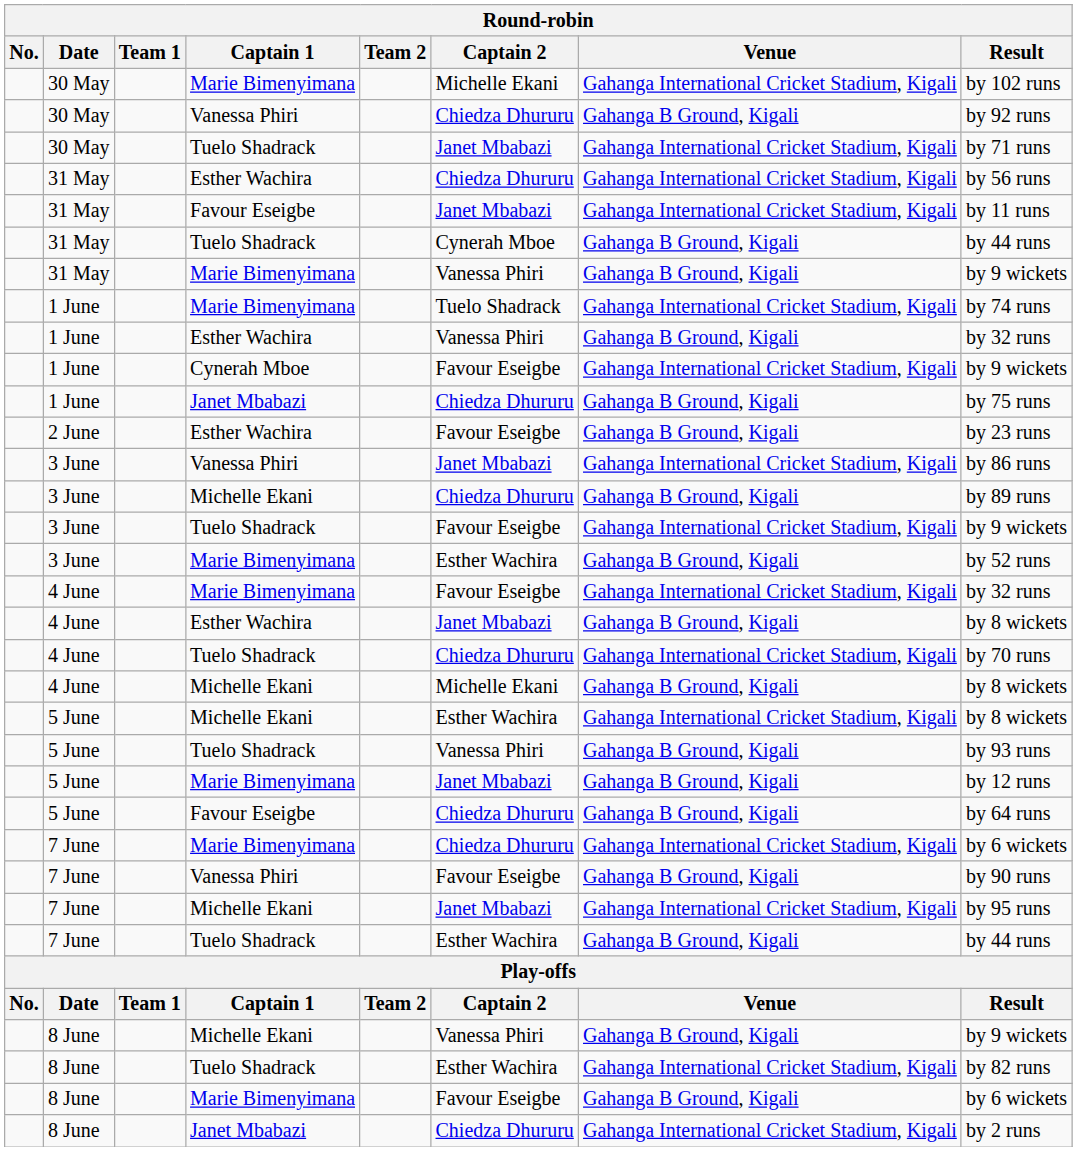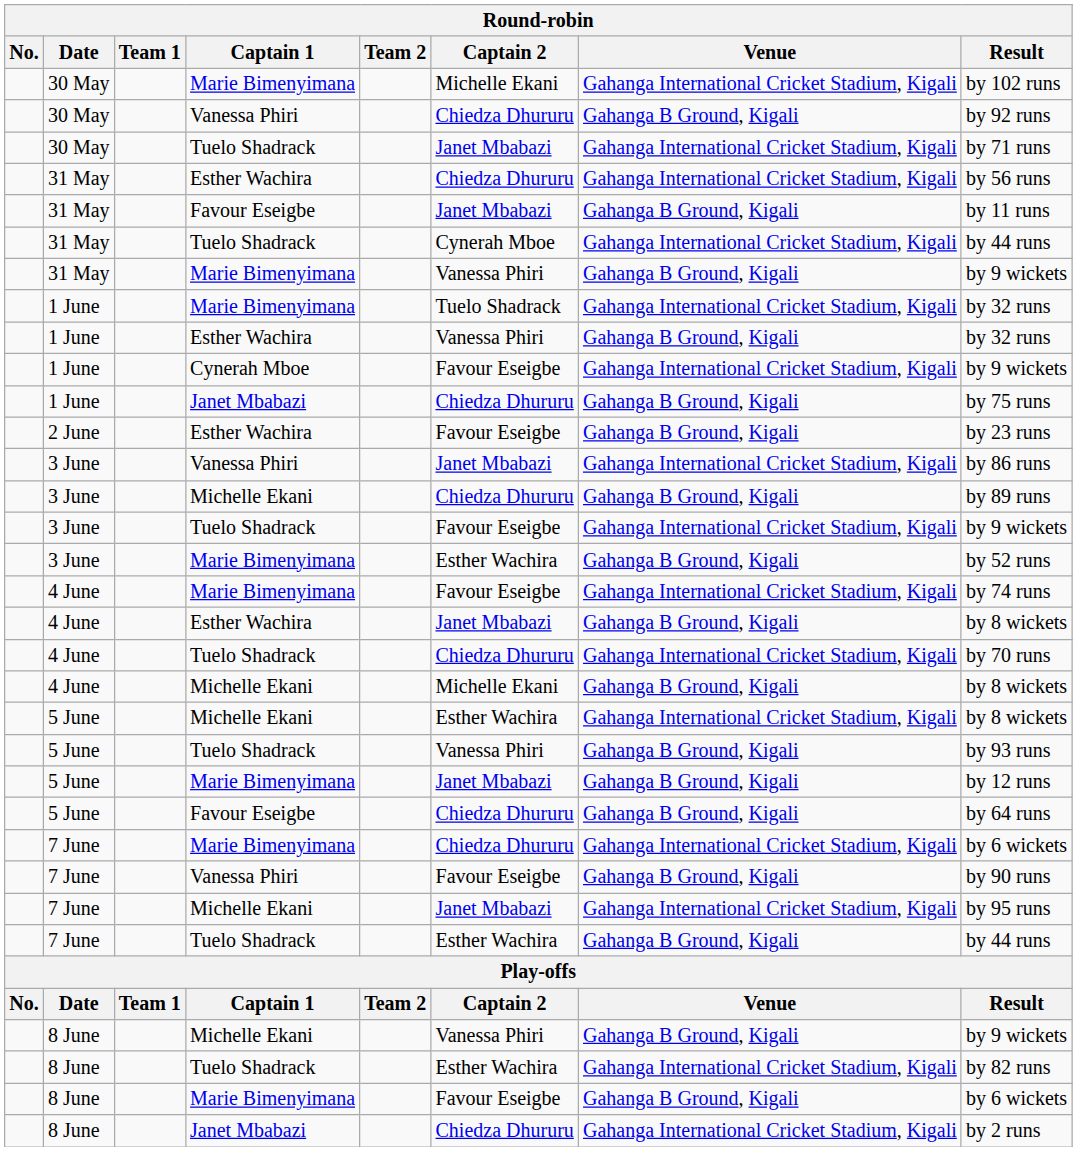(770, 210) Gahanga International Cricket Stadium, Kigali -> (691, 210) Gahanga B Ground, Kigali
(691, 242) Gahanga B Ground, Kigali -> (770, 242) Gahanga International Cricket Stadium, Kigali
(1008, 305) by 74 runs -> (1008, 305) by 32 runs
(1008, 591) by 32 runs -> (1008, 591) by 74 runs
